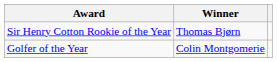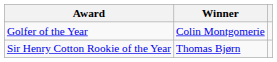rows swapped: (47, 48) <-> (89, 31)
